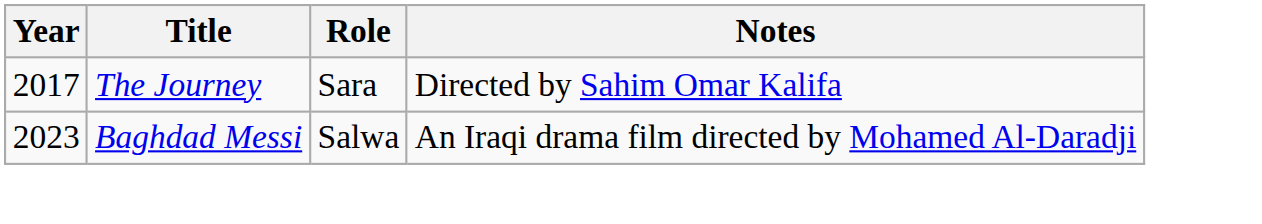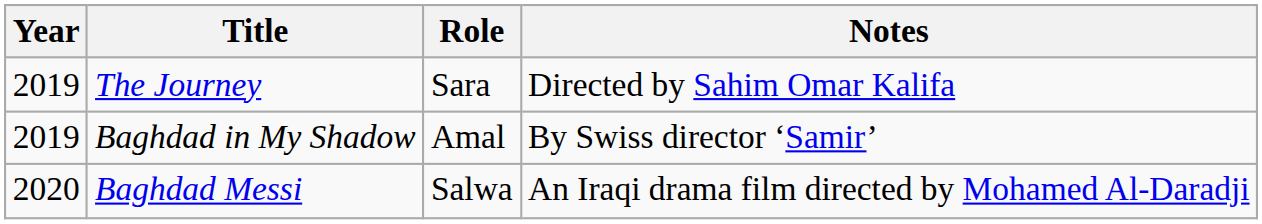(46, 84) 2017 -> (46, 84) 2019
+ row: (255, 137)
(46, 137) 2023 -> (46, 190) 2020
